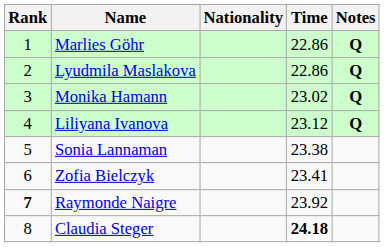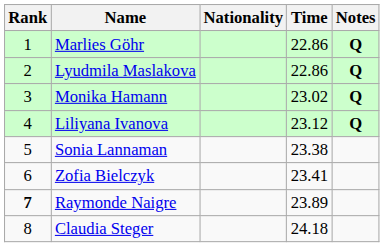(309, 202) 23.92 -> (309, 202) 23.89
(309, 228) bold -> (309, 228) normal
